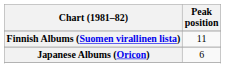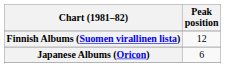(202, 39) 11 -> (202, 39) 12
